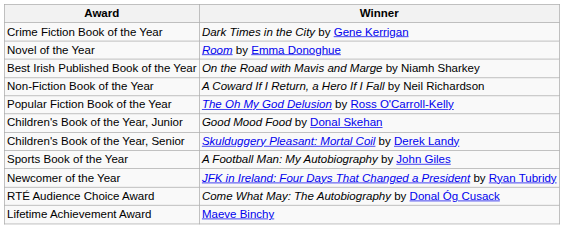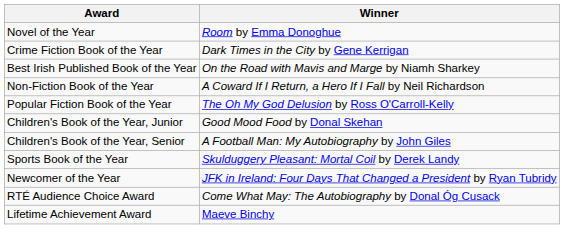rows swapped: (51, 50) <-> (85, 31)
(331, 141) Skulduggery Pleasant: Mortal Coil by Derek Landy -> (326, 141) A Football Man: My Autobiography by John Giles
(326, 159) A Football Man: My Autobiography by John Giles -> (331, 159) Skulduggery Pleasant: Mortal Coil by Derek Landy
